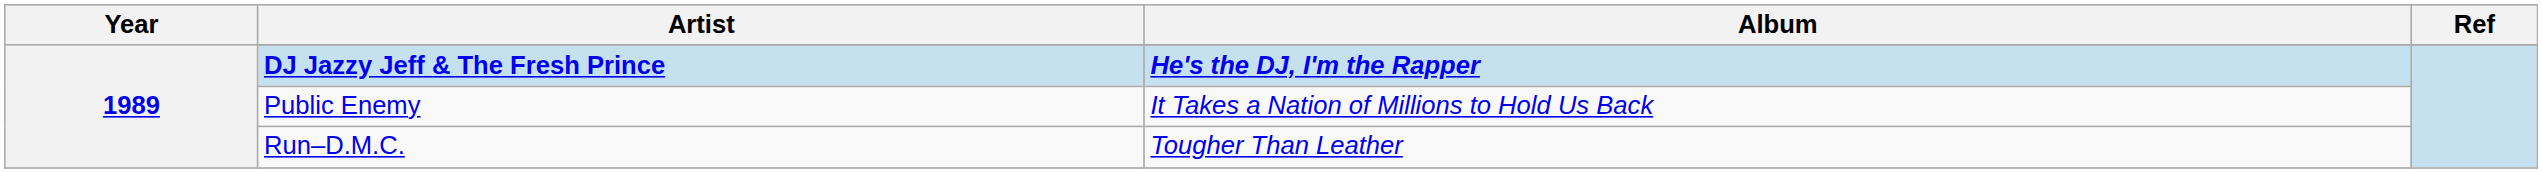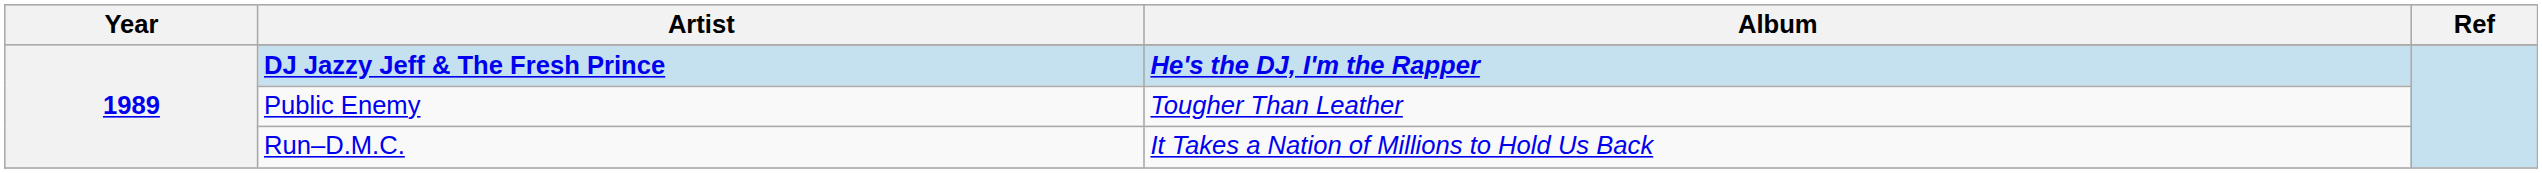(1402, 106) It Takes a Nation of Millions to Hold Us Back -> (1277, 106) Tougher Than Leather
(1277, 146) Tougher Than Leather -> (1402, 146) It Takes a Nation of Millions to Hold Us Back
